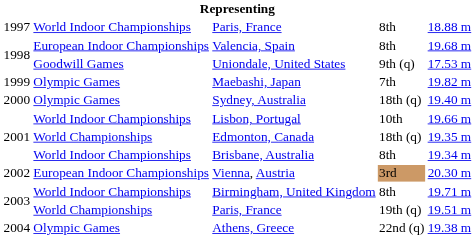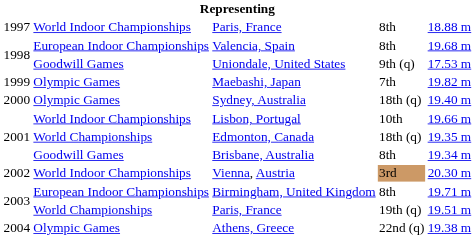(112, 155) World Indoor Championships -> (79, 155) Goodwill Games
(121, 173) European Indoor Championships -> (112, 173) World Indoor Championships
(112, 191) World Indoor Championships -> (121, 191) European Indoor Championships
